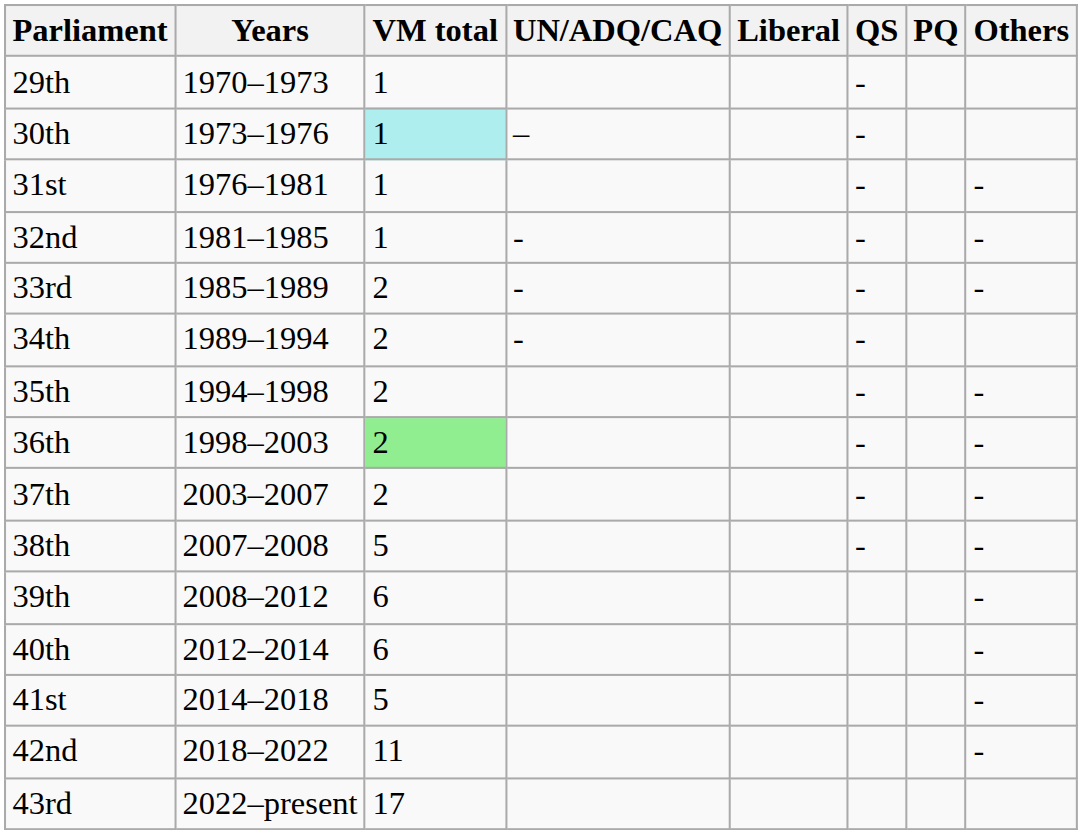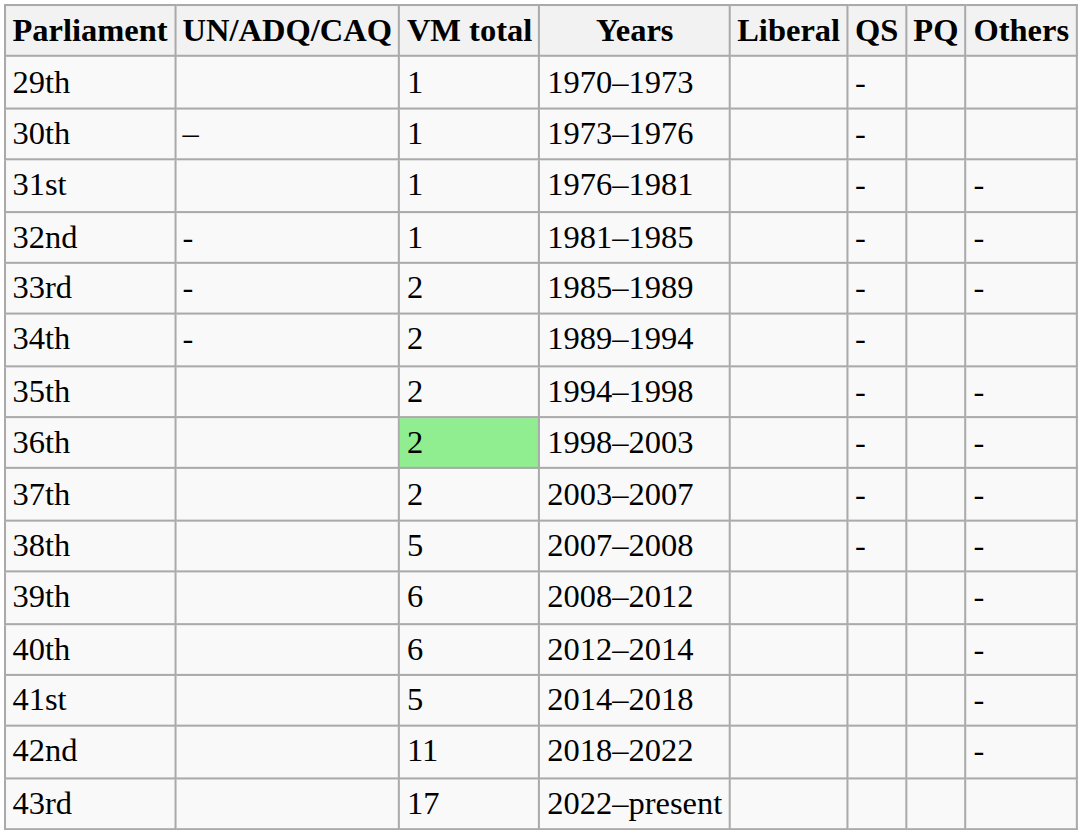columns swapped: (270, 30) <-> (618, 30)
(381, 133) paleturquoise background -> (415, 133) no background
